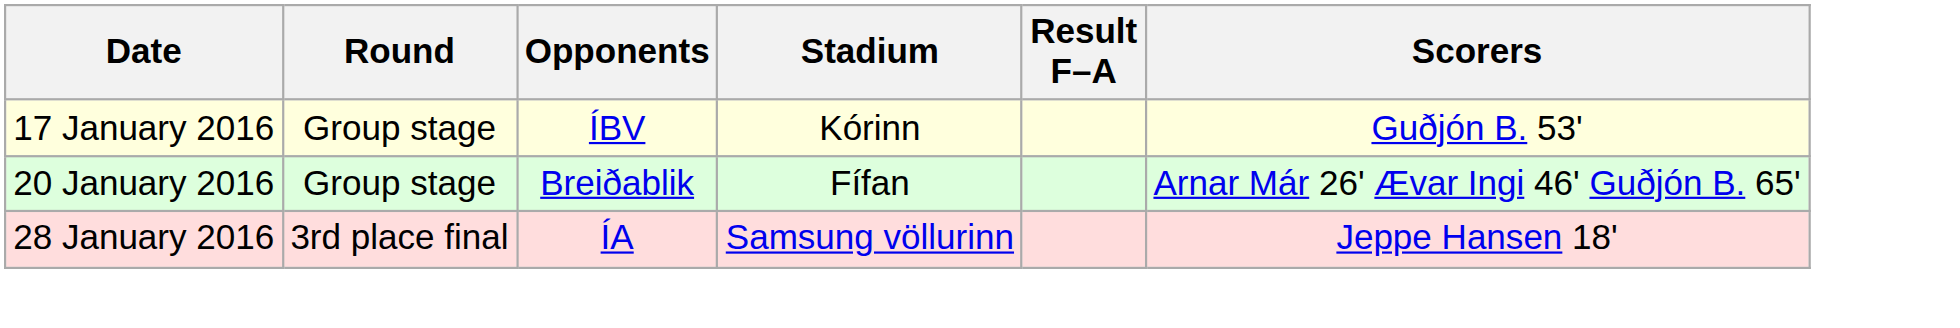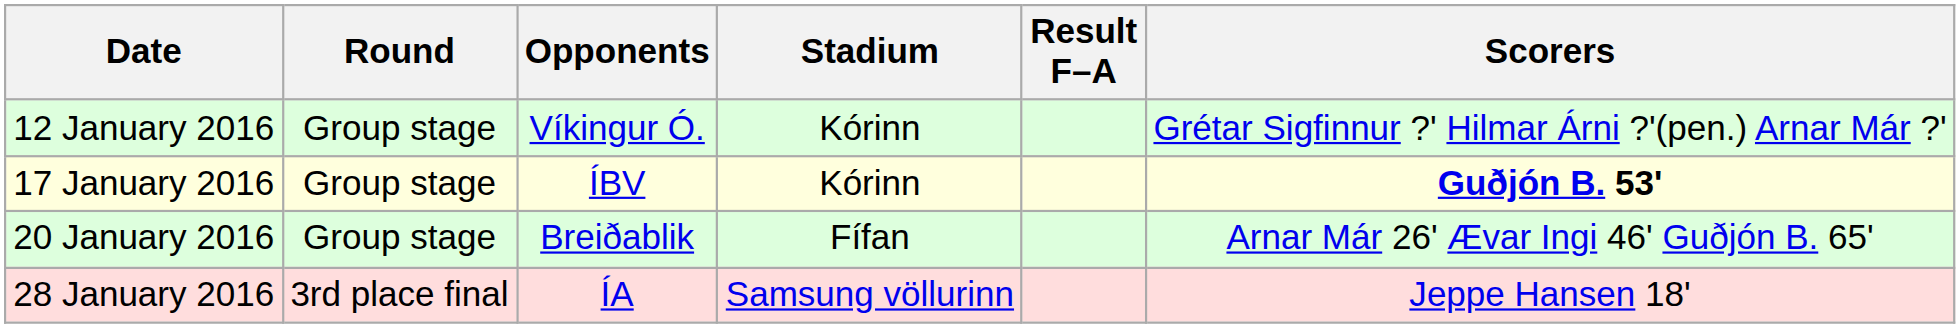+ row: (144, 127)
(1477, 127) normal -> (1550, 182) bold
